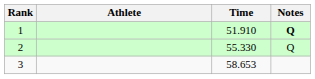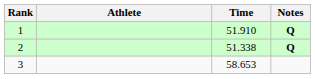(241, 47) 55.330 -> (241, 47) 51.338
(290, 47) normal -> (290, 47) bold
